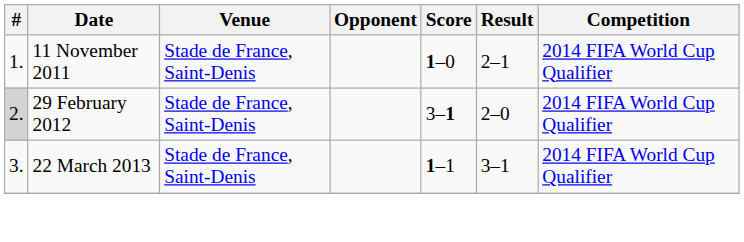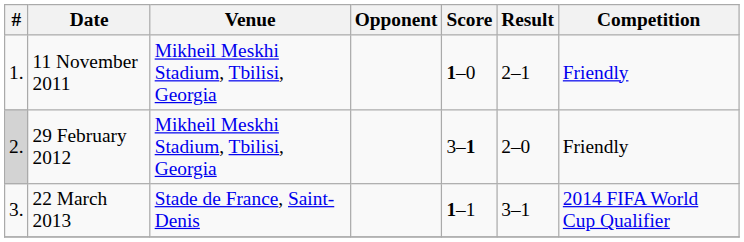(228, 61) Stade de France, Saint-Denis -> (219, 72) Mikheil Meskhi Stadium, Tbilisi, Georgia
(629, 61) 2014 FIFA World Cup Qualifier -> (596, 72) Friendly
(228, 113) Stade de France, Saint-Denis -> (219, 146) Mikheil Meskhi Stadium, Tbilisi, Georgia
(629, 113) 2014 FIFA World Cup Qualifier -> (596, 146) Friendly
